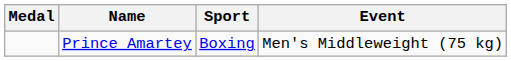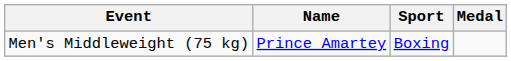columns swapped: (32, 17) <-> (383, 17)
